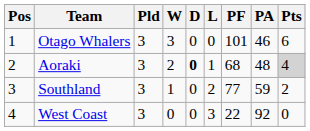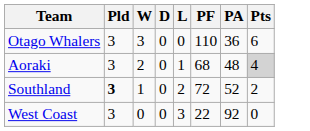- column: (20, 16)
(236, 41) 101 -> (206, 41) 110
(263, 41) 46 -> (232, 41) 36
(193, 65) bold -> (163, 65) normal
(141, 89) normal -> (111, 89) bold
(232, 89) 77 -> (202, 89) 72
(263, 89) 59 -> (232, 89) 52
